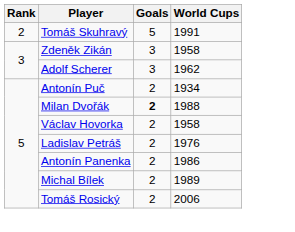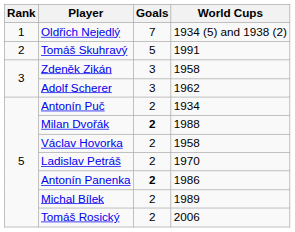+ row: (81, 32)
(187, 143) 1976 -> (187, 161) 1970
(152, 161) normal -> (152, 180) bold
